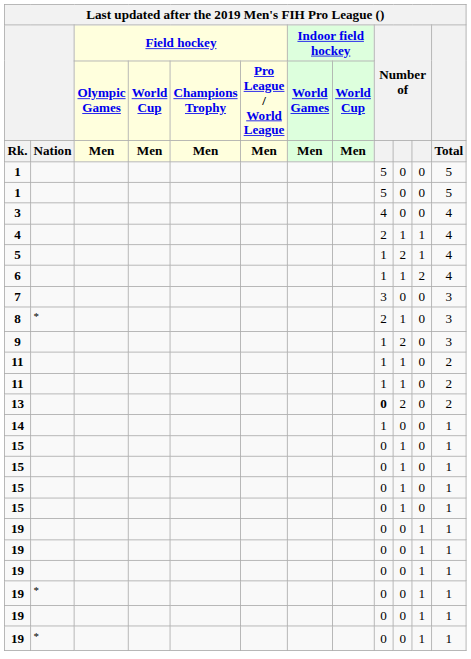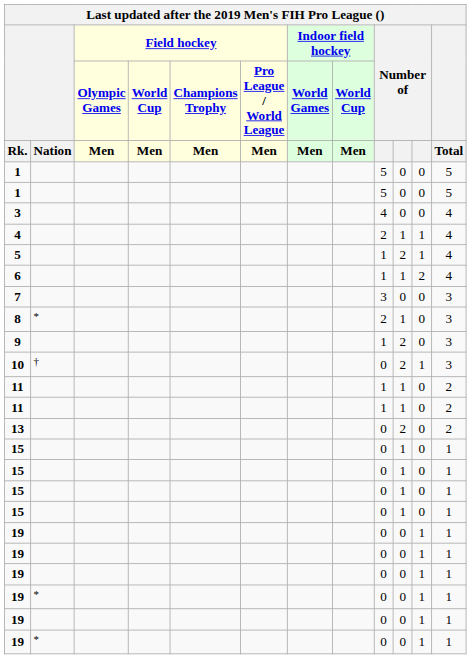+ row: (17, 364)
(384, 404) bold -> (384, 428) normal
- row: (17, 425)
